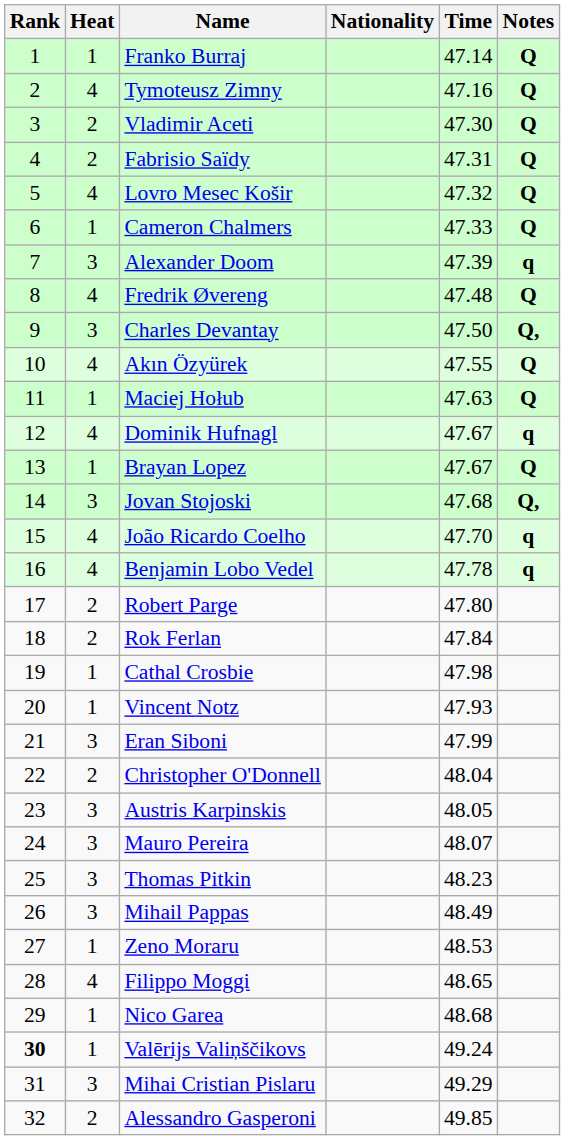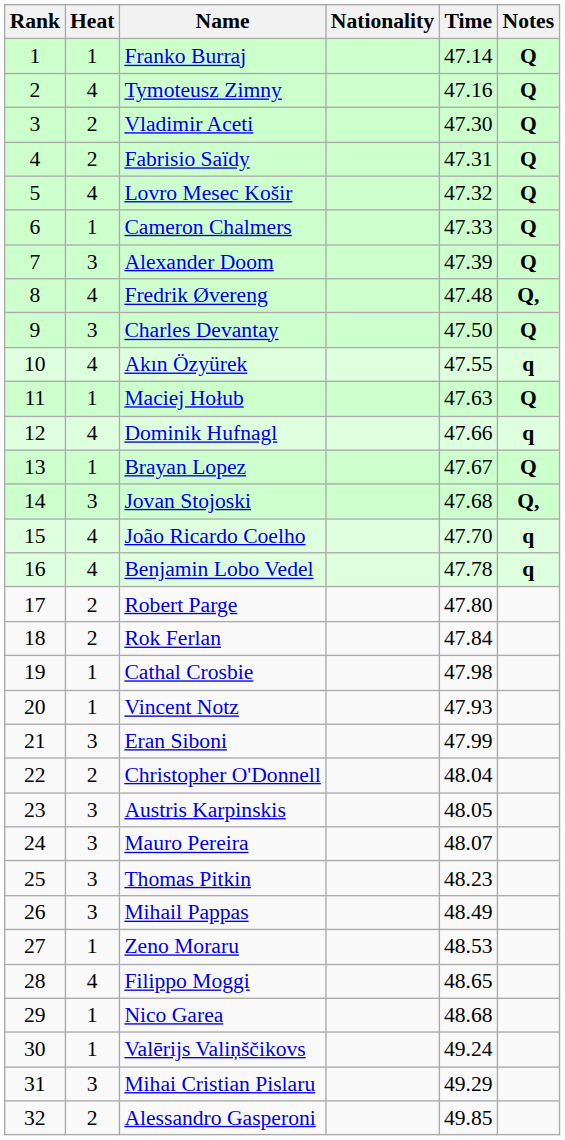(528, 261) q -> (528, 261) Q
(528, 295) Q -> (528, 295) Q,
(528, 329) Q, -> (528, 329) Q
(528, 364) Q -> (528, 364) q
(468, 432) 47.67 -> (468, 432) 47.66
(35, 1049) bold -> (35, 1049) normal
